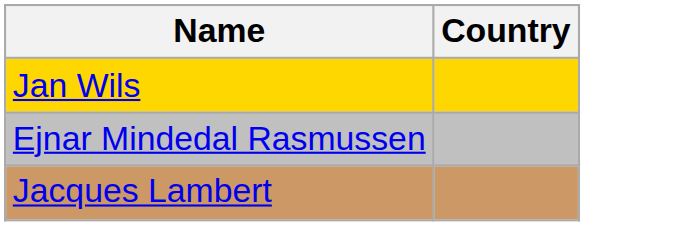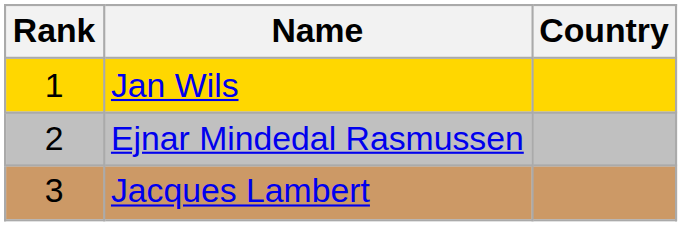+ column: (54, 31)
